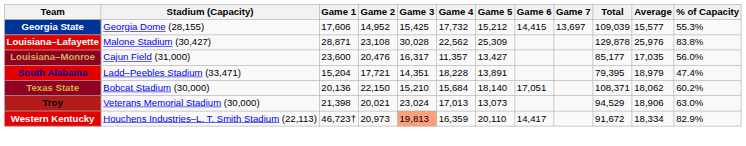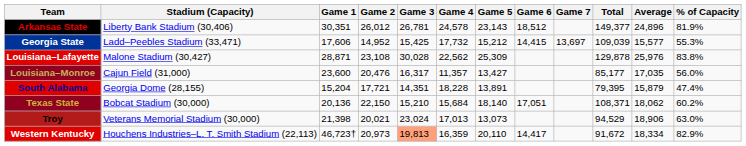+ row: (53, 27)
(154, 27) Georgia Dome (28,155) -> (172, 42) Ladd–Peebles Stadium (33,471)
(172, 73) Ladd–Peebles Stadium (33,471) -> (154, 88) Georgia Dome (28,155)
(649, 73) 18,979 -> (649, 88) 15,879
